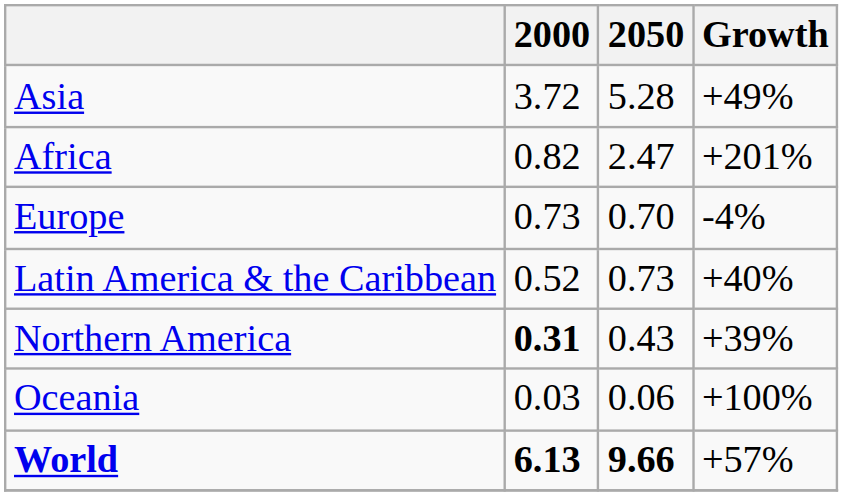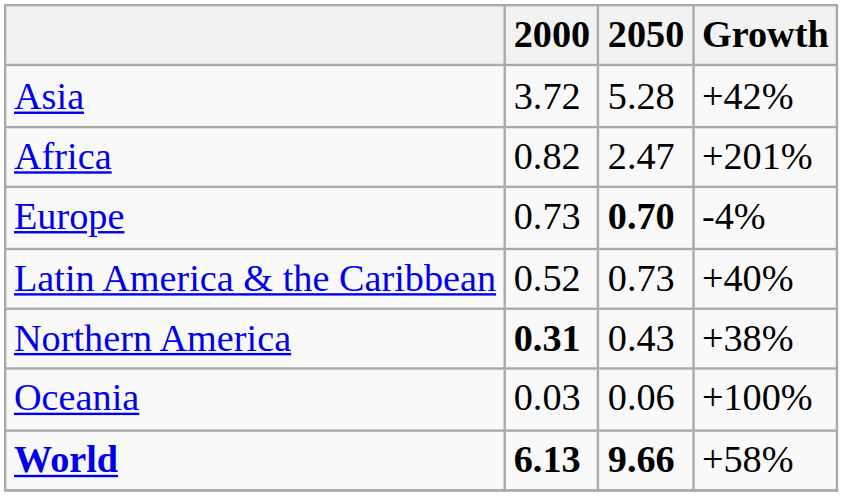(748, 95) +49% -> (748, 95) +42%
(641, 216) normal -> (641, 216) bold
(748, 338) +39% -> (748, 338) +38%
(748, 459) +57% -> (748, 459) +58%
